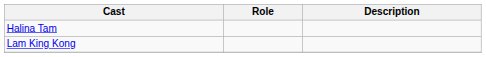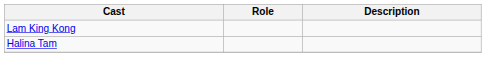rows swapped: (41, 44) <-> (32, 28)
